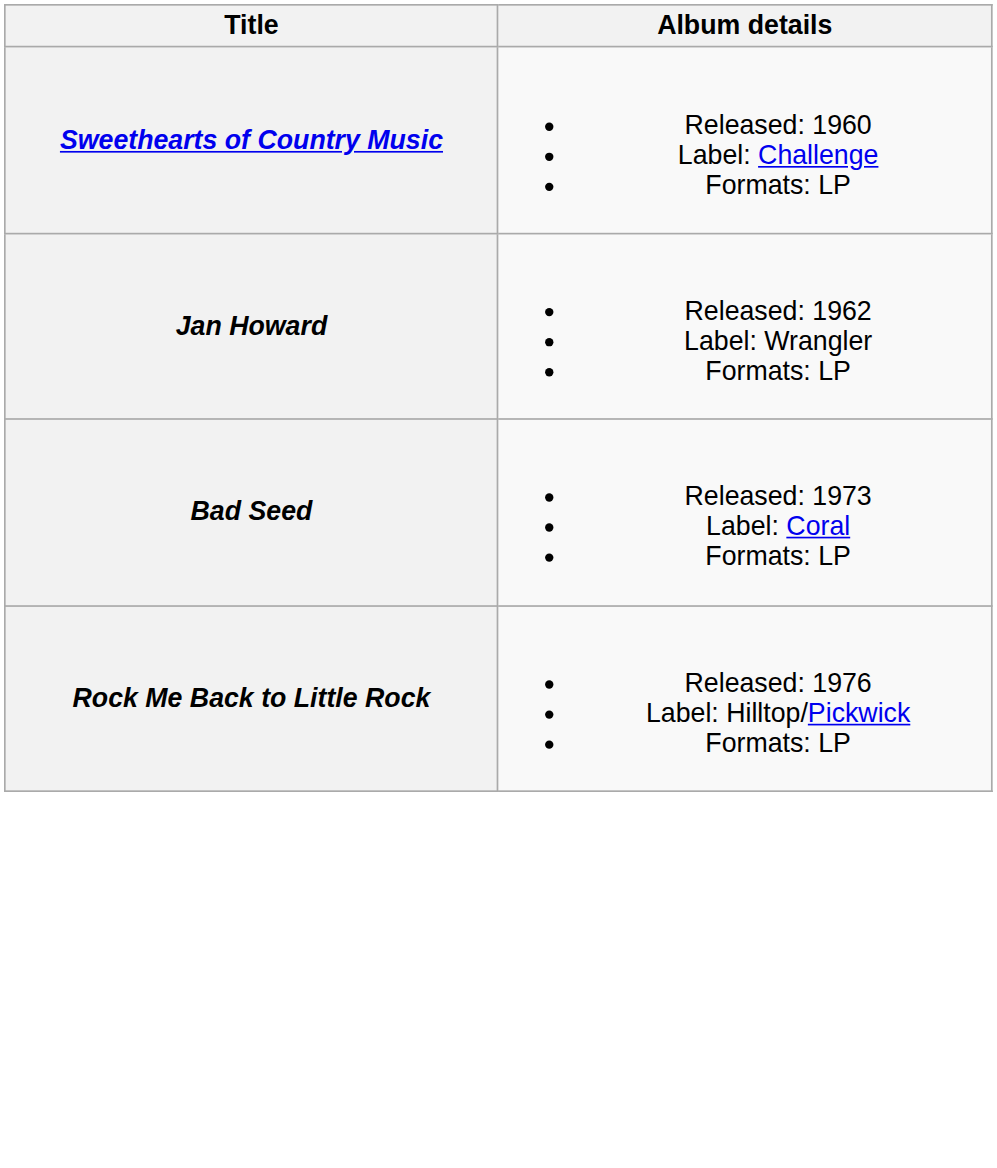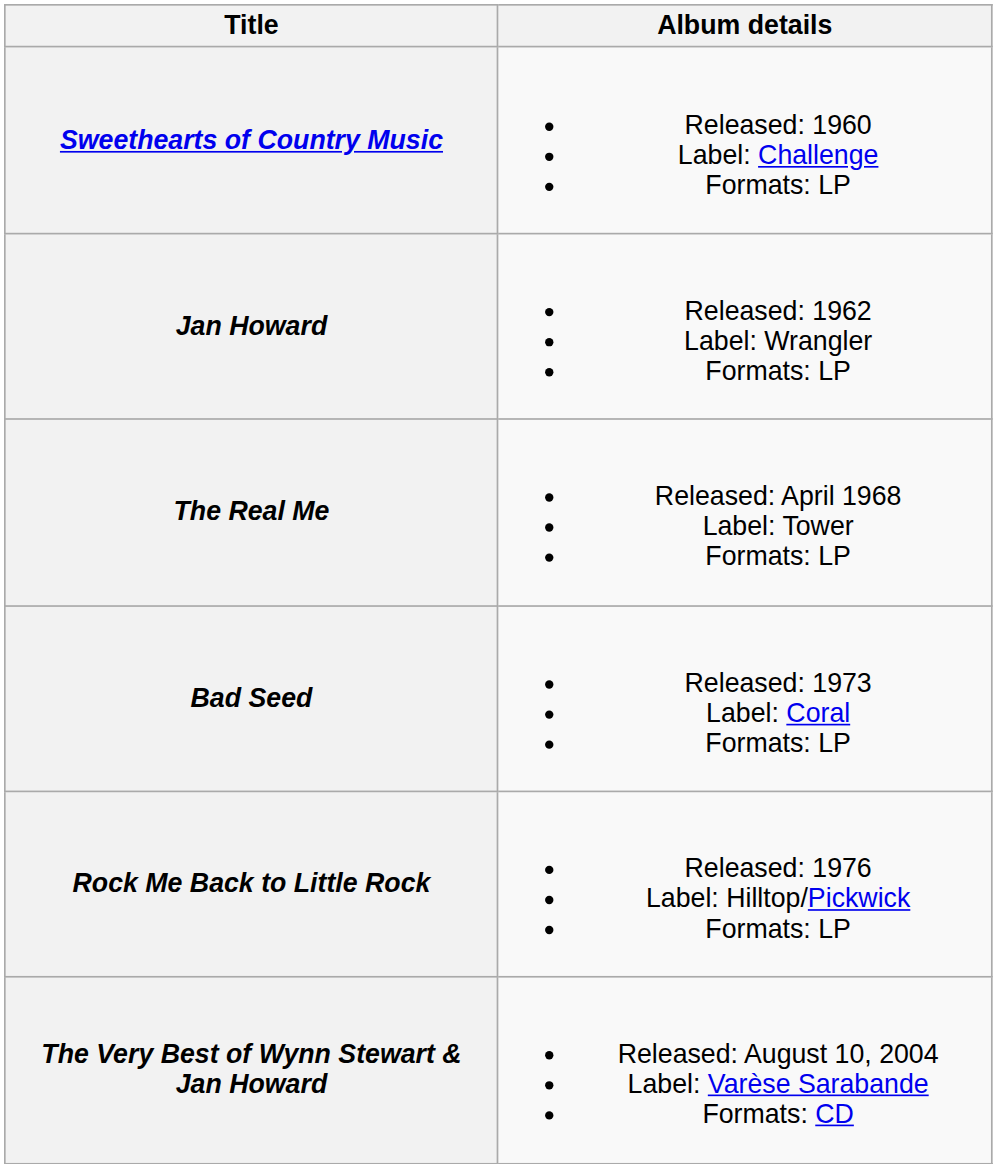+ row: (251, 511)
+ row: (251, 1069)
